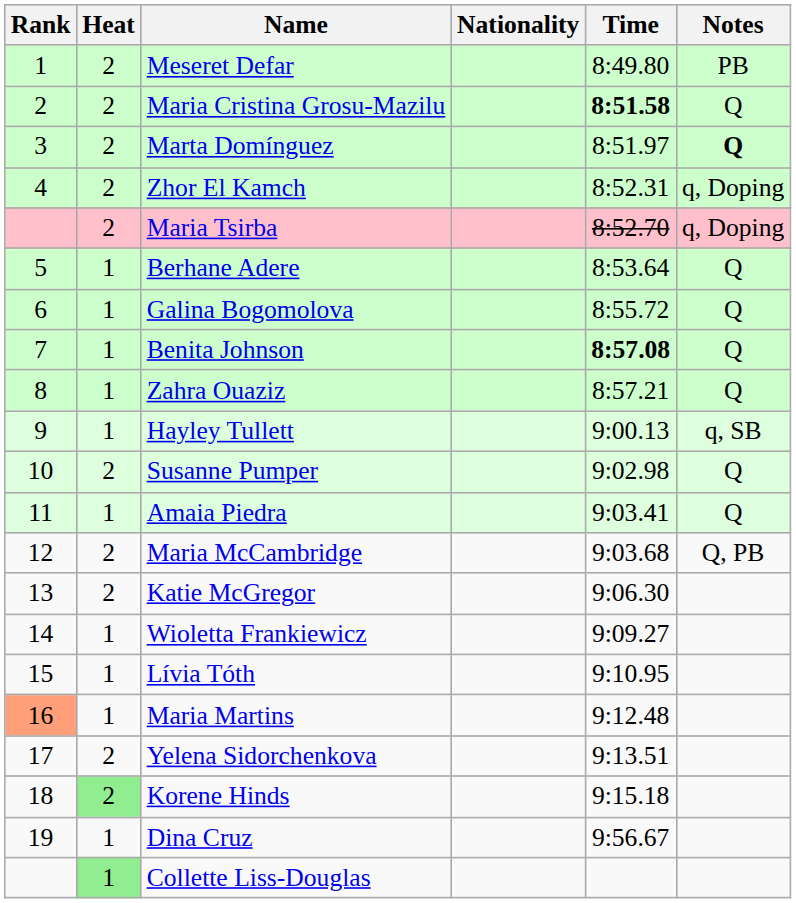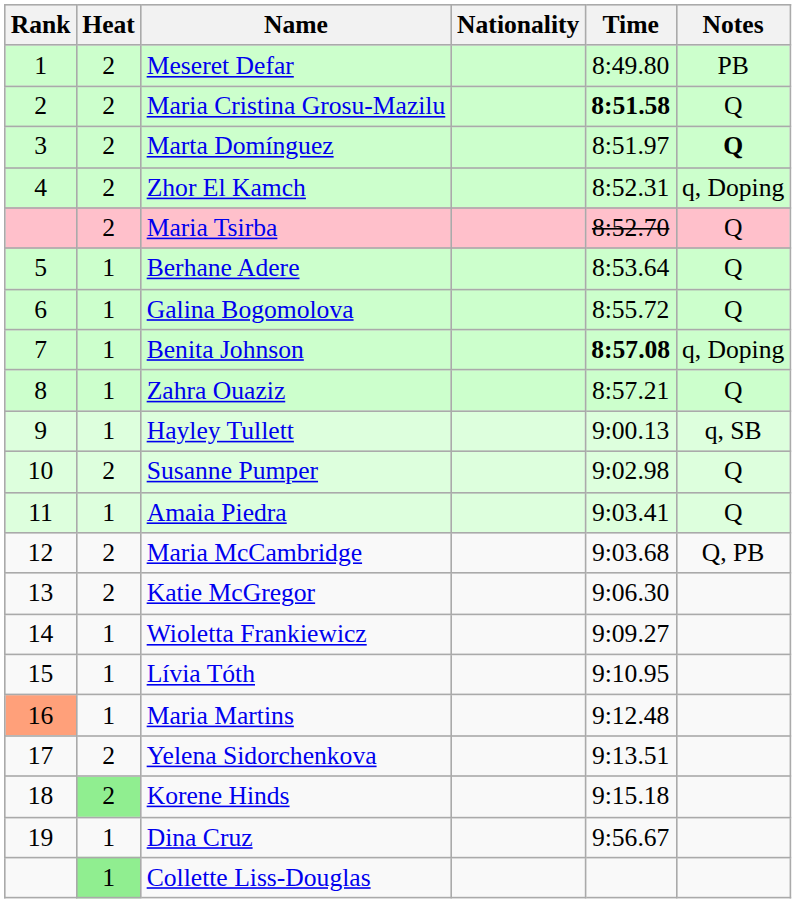(733, 227) q, Doping -> (733, 227) Q
(733, 349) Q -> (733, 349) q, Doping
